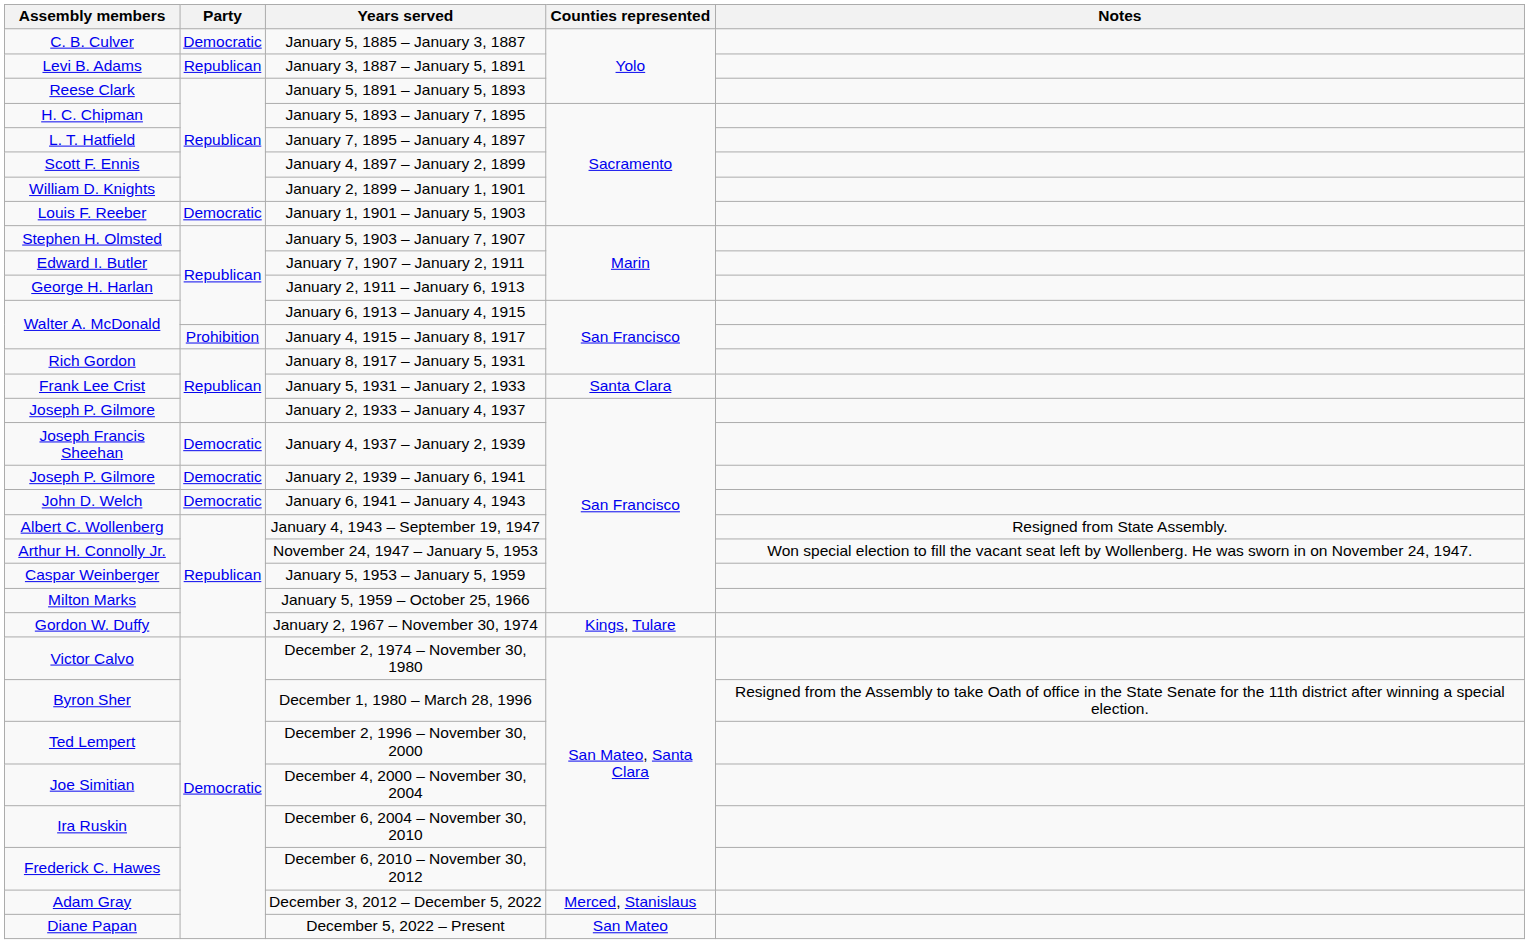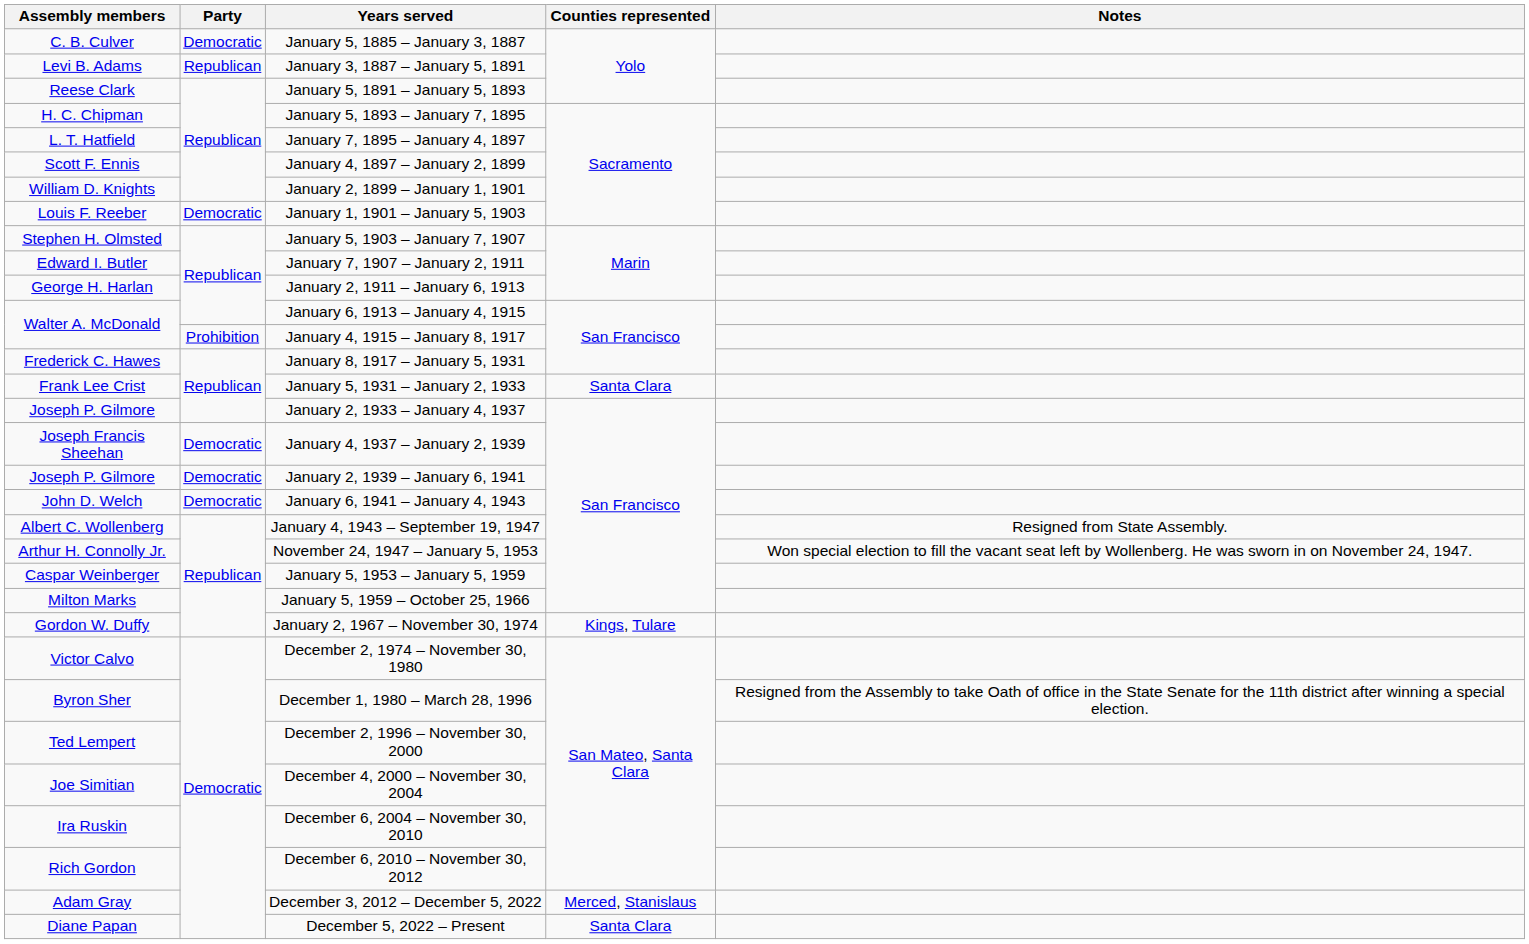(92, 361) Rich Gordon -> (92, 361) Frederick C. Hawes
(92, 868) Frederick C. Hawes -> (92, 868) Rich Gordon
(630, 926) San Mateo -> (630, 926) Santa Clara
